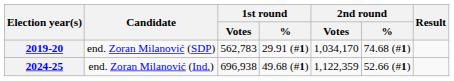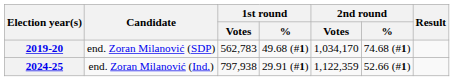(285, 48) 29.91 (#1) -> (285, 48) 49.68 (#1)
(239, 66) 696,938 -> (239, 66) 797,938
(285, 66) 49.68 (#1) -> (285, 66) 29.91 (#1)
